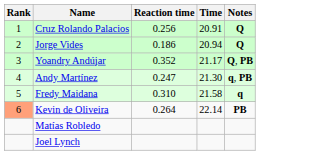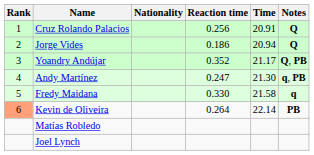+ column: (158, 12)
(164, 93) 0.310 -> (218, 93) 0.330
